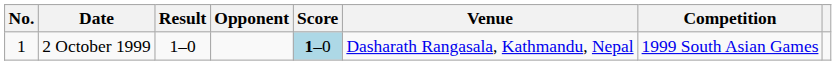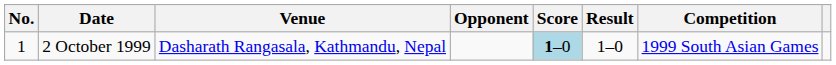columns swapped: (490, 18) <-> (183, 18)
